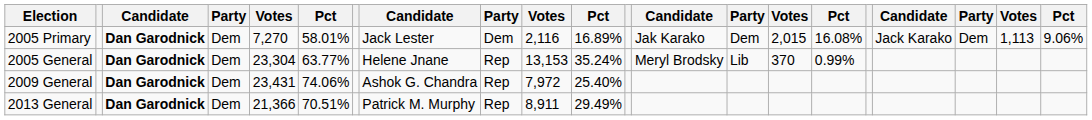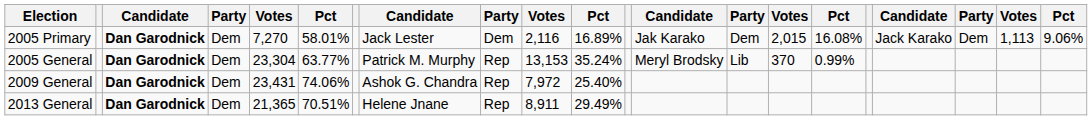(405, 60) Helene Jnane -> (419, 60) Patrick M. Murphy
(274, 104) 21,366 -> (274, 104) 21,365
(419, 104) Patrick M. Murphy -> (405, 104) Helene Jnane
